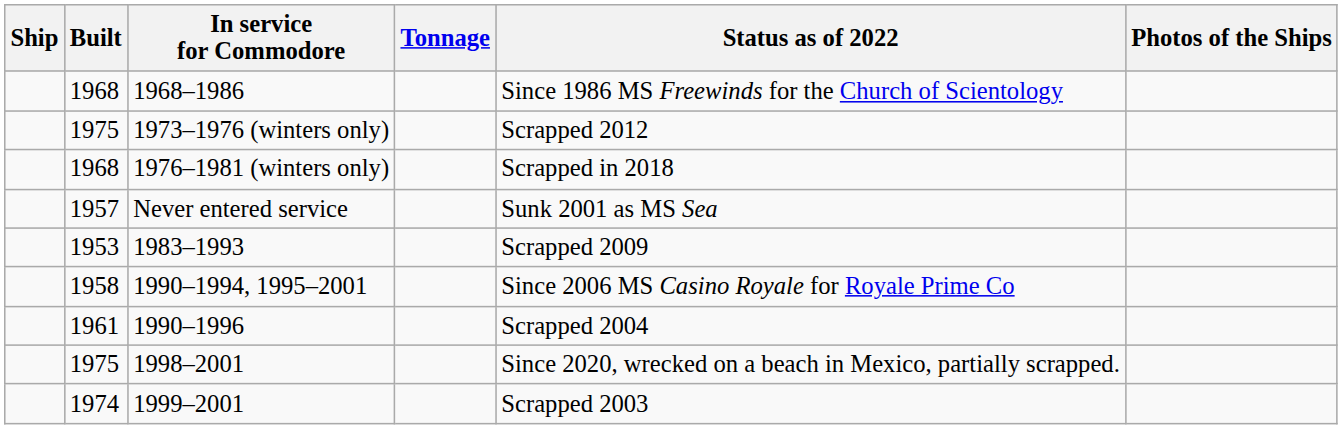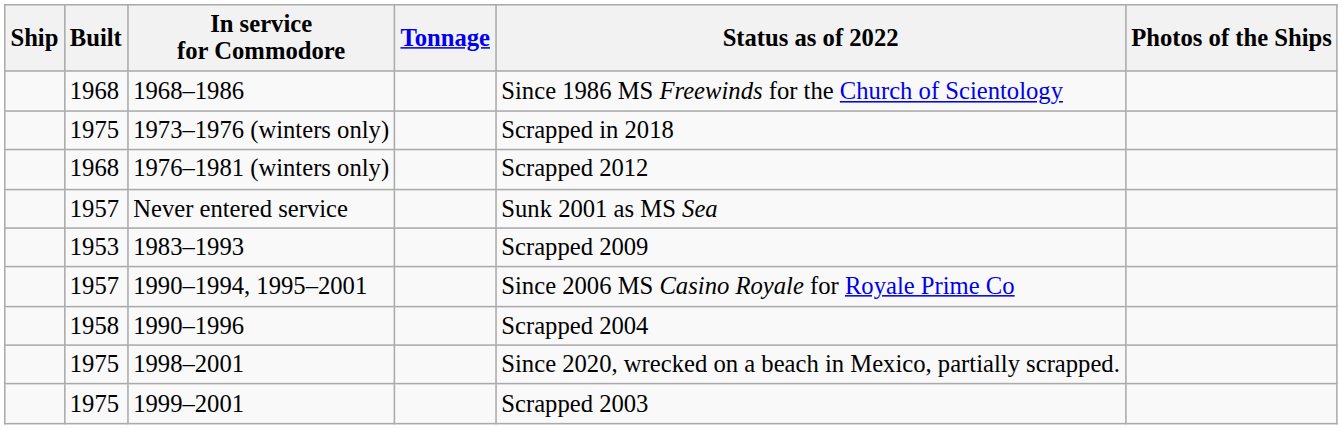(575, 129) Scrapped 2012 -> (588, 129) Scrapped in 2018
(588, 168) Scrapped in 2018 -> (575, 168) Scrapped 2012
(94, 286) 1958 -> (94, 286) 1957
(94, 325) 1961 -> (94, 325) 1958
(94, 403) 1974 -> (94, 403) 1975
